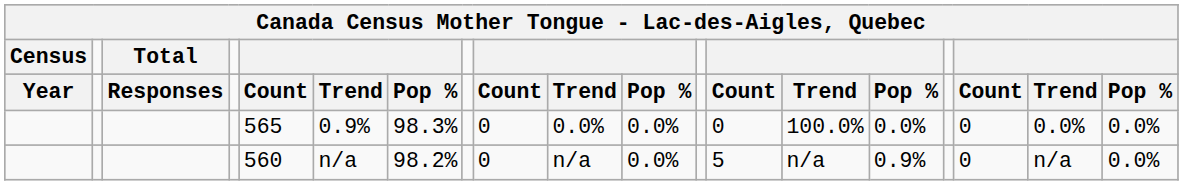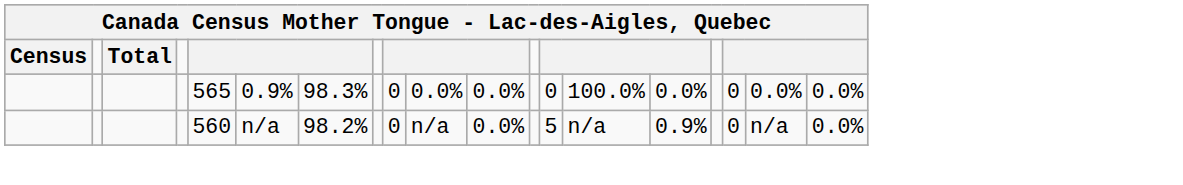- row: (49, 92)
